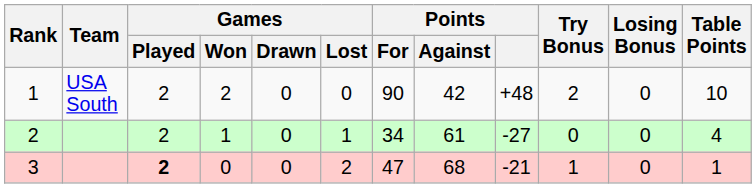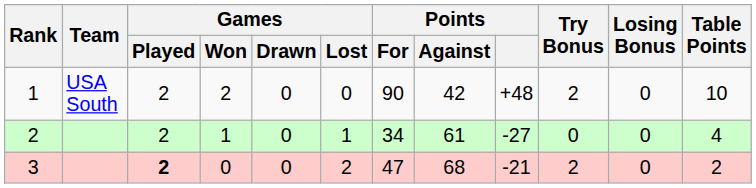(573, 167) 1 -> (573, 167) 2
(717, 167) 1 -> (717, 167) 2
